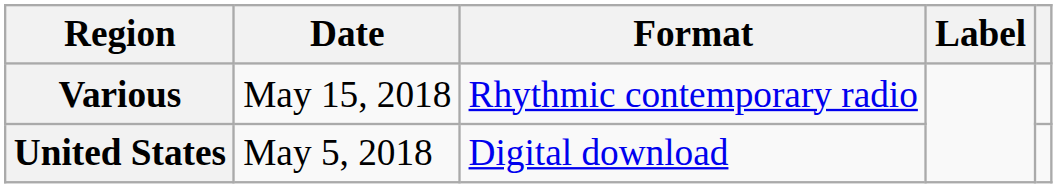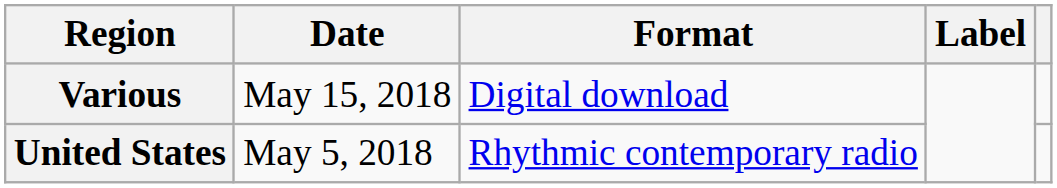(693, 93) Rhythmic contemporary radio -> (598, 93) Digital download
(598, 152) Digital download -> (693, 152) Rhythmic contemporary radio
